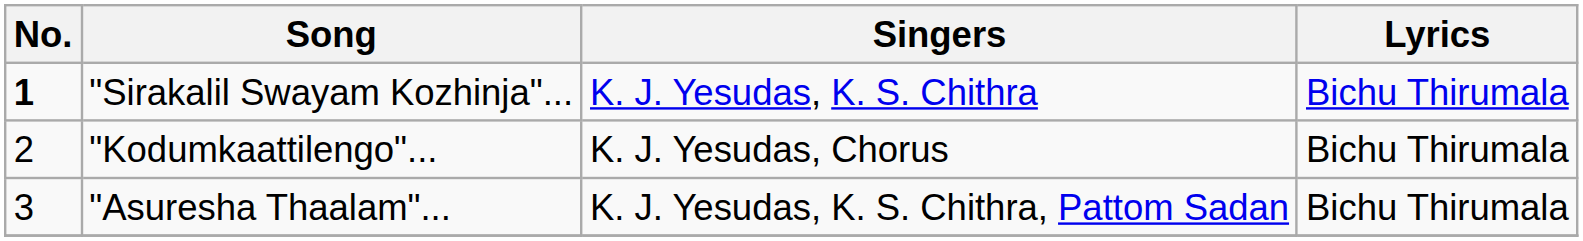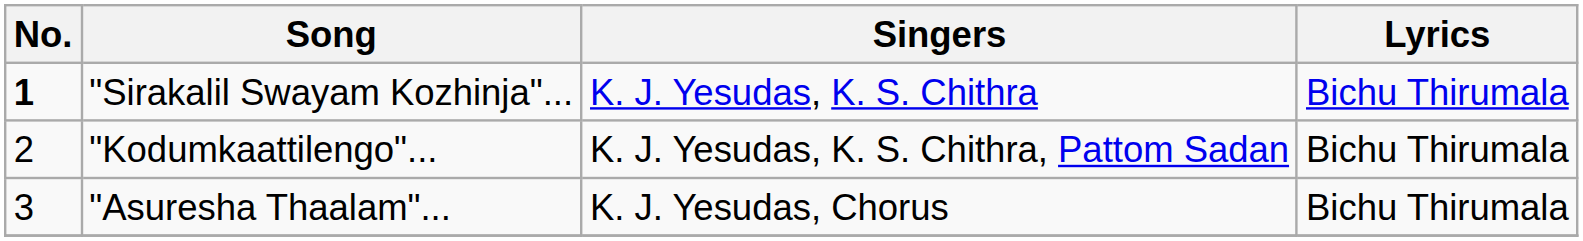(769, 150) K. J. Yesudas, Chorus -> (940, 150) K. J. Yesudas, K. S. Chithra, Pattom Sadan
(940, 208) K. J. Yesudas, K. S. Chithra, Pattom Sadan -> (769, 208) K. J. Yesudas, Chorus
